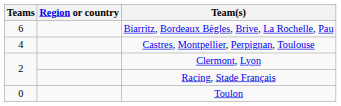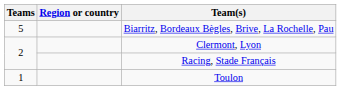(21, 28) 6 -> (21, 28) 5
- row: (229, 45)
(21, 93) 0 -> (21, 77) 1
